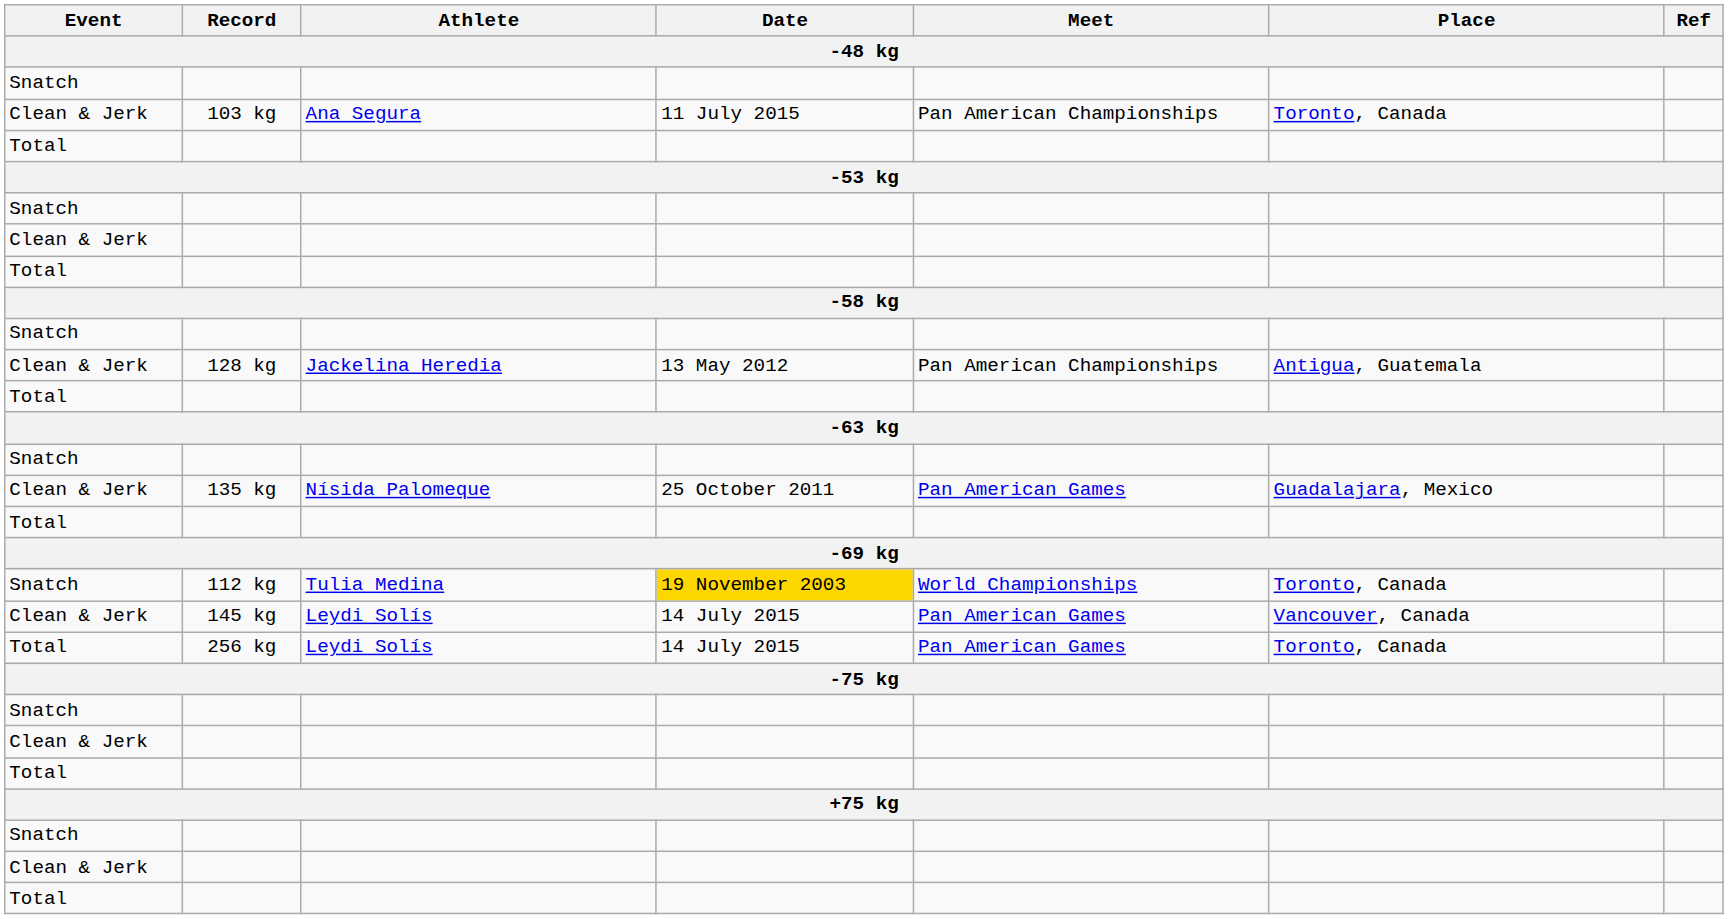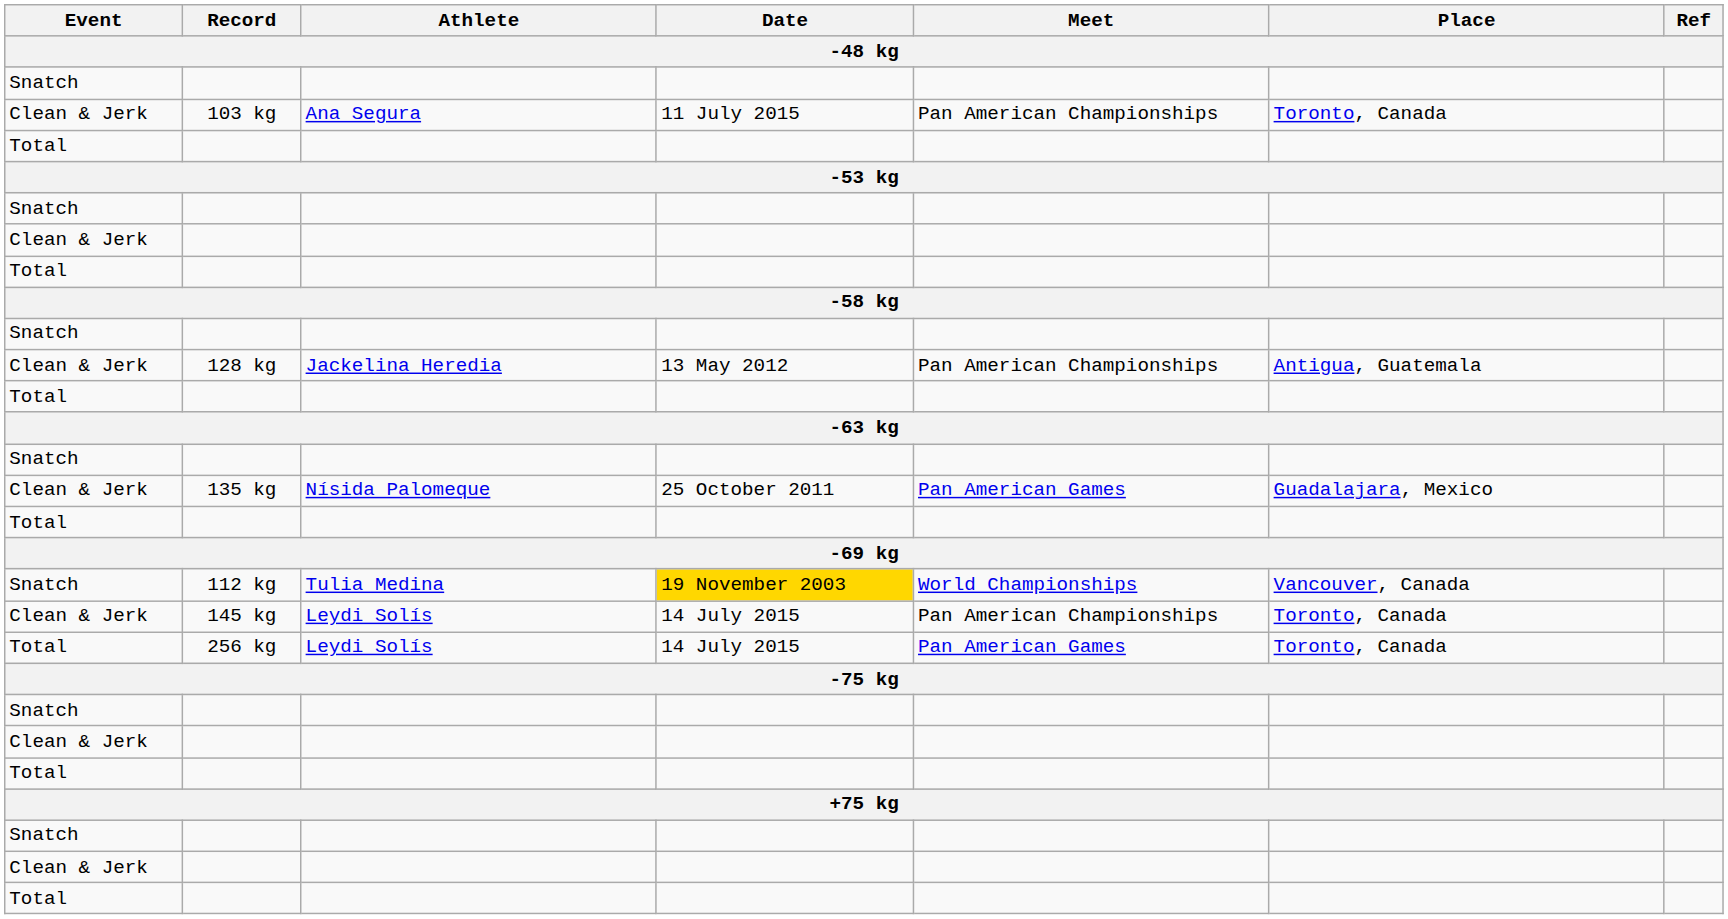(1360, 585) Toronto, Canada -> (1372, 585) Vancouver, Canada
(1022, 616) Pan American Games -> (1068, 616) Pan American Championships
(1372, 616) Vancouver, Canada -> (1360, 616) Toronto, Canada
